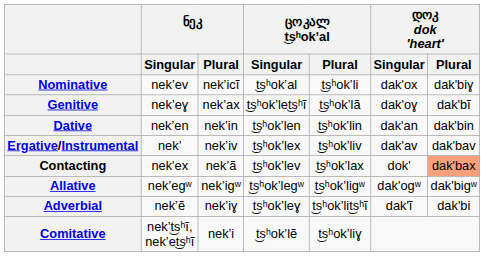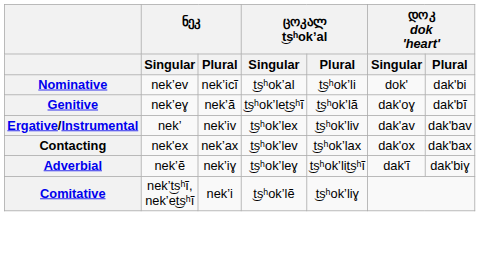(399, 84) dak'ox -> (397, 84) dok'
(454, 84) dak'biɣ -> (450, 84) dak'bi
(221, 105) nekʼax -> (220, 105) nekʼã
- row: (73, 125)
(221, 166) nekʼã -> (220, 145) nekʼax
(399, 166) dok' -> (397, 145) dak'ox
(454, 166) lightsalmon background -> (450, 145) no background
- row: (73, 186)
(454, 206) dak'bi -> (450, 166) dak'biɣ
